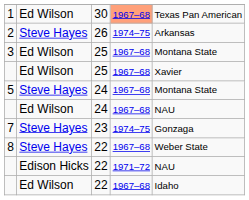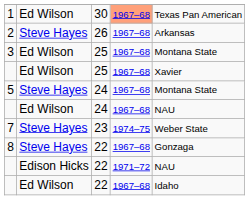(131, 33) 1974–75 -> (131, 33) 1967–68
(174, 128) Gonzaga -> (181, 128) Weber State
(181, 147) Weber State -> (174, 147) Gonzaga
